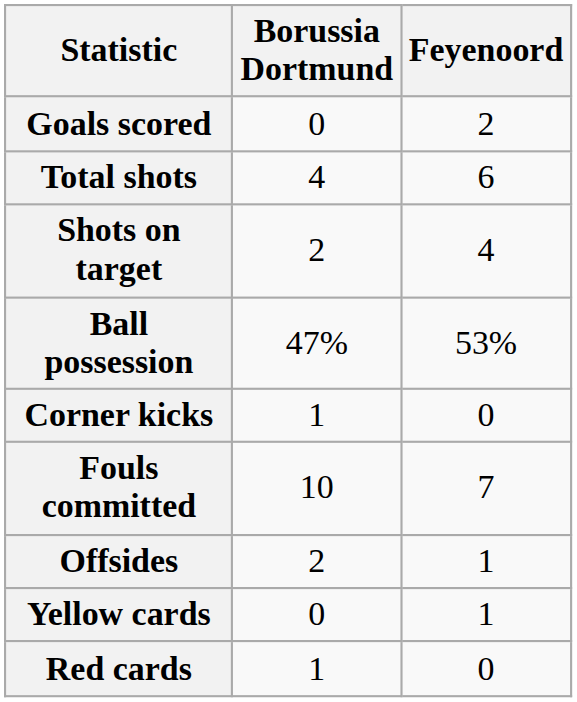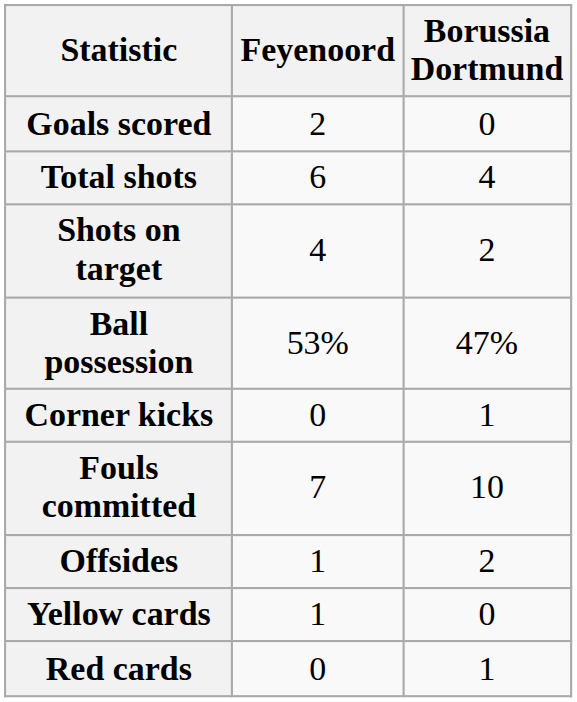columns swapped: (486, 50) <-> (317, 50)
